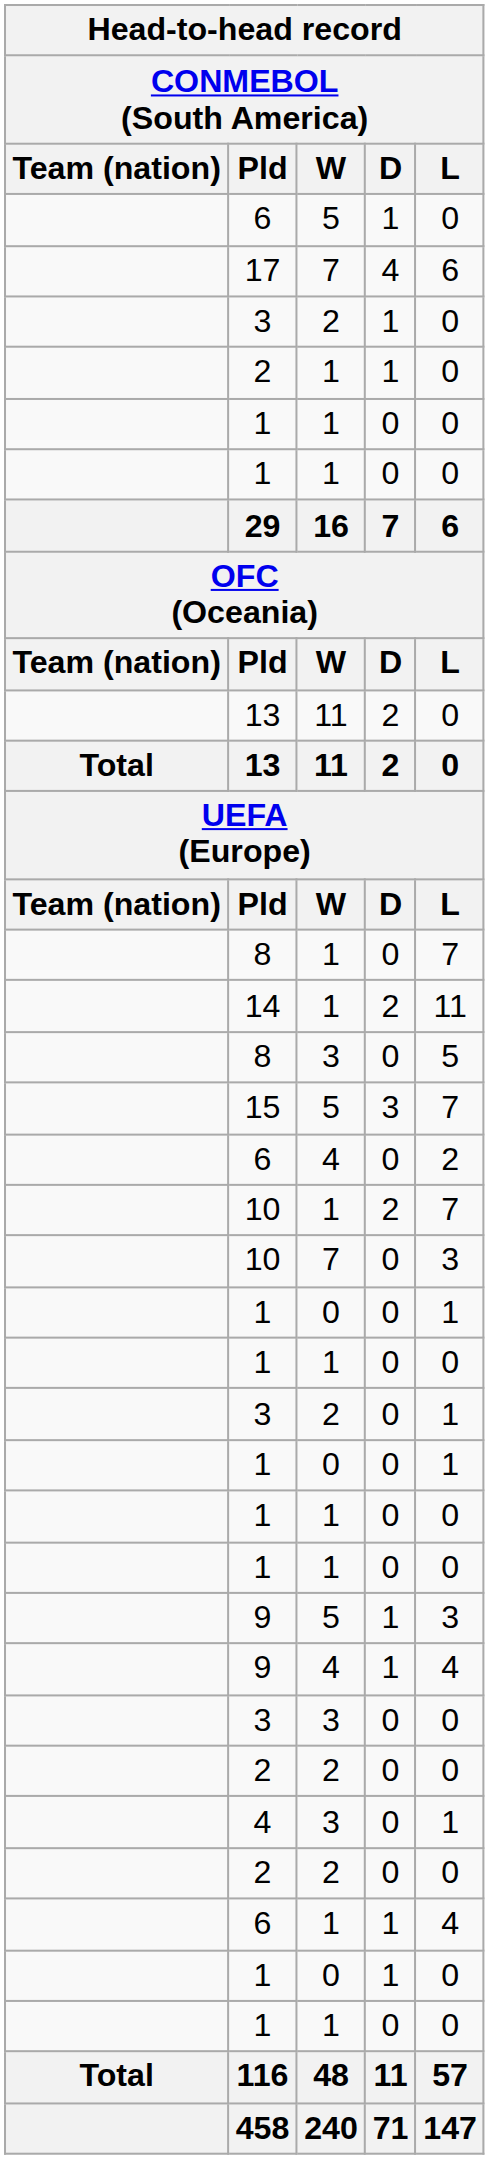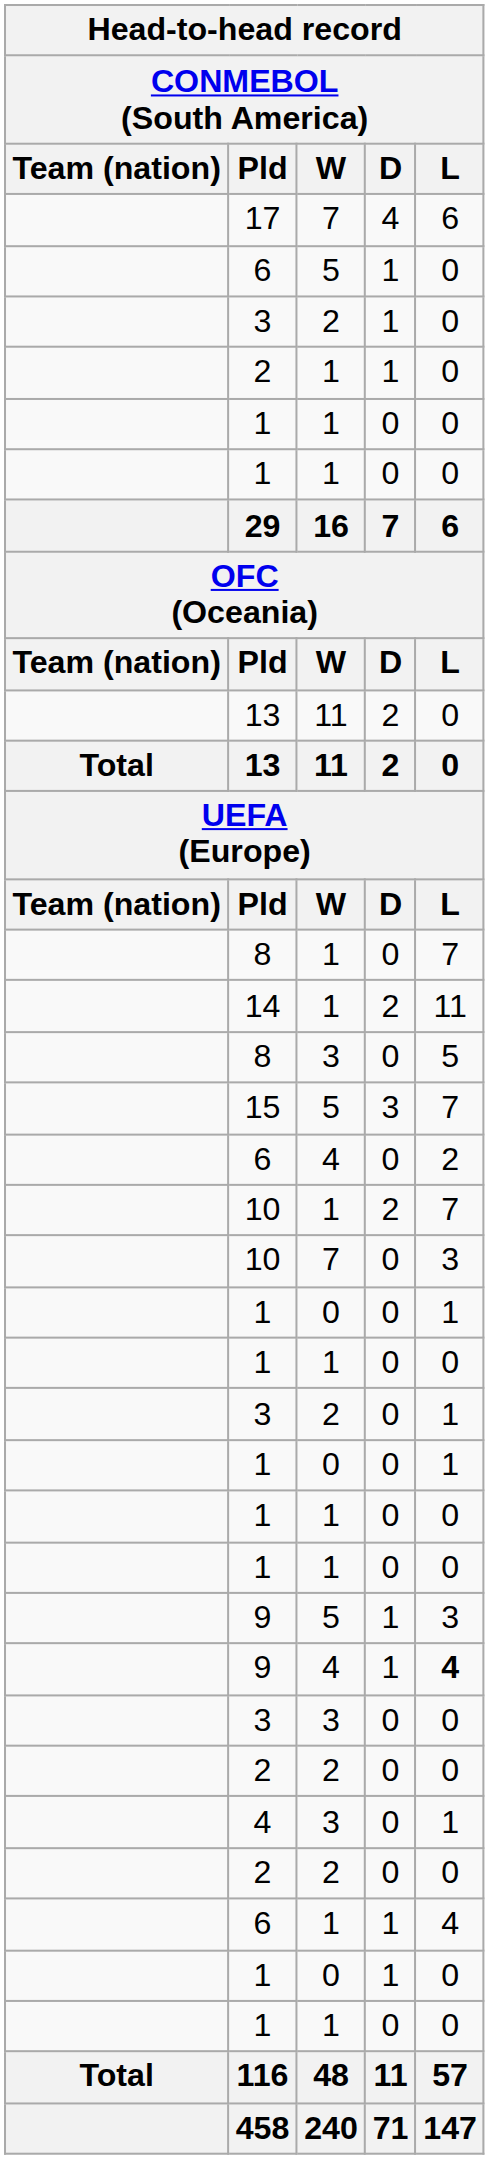rows swapped: (263, 270) <-> (263, 219)
(450, 1668) normal -> (450, 1668) bold
